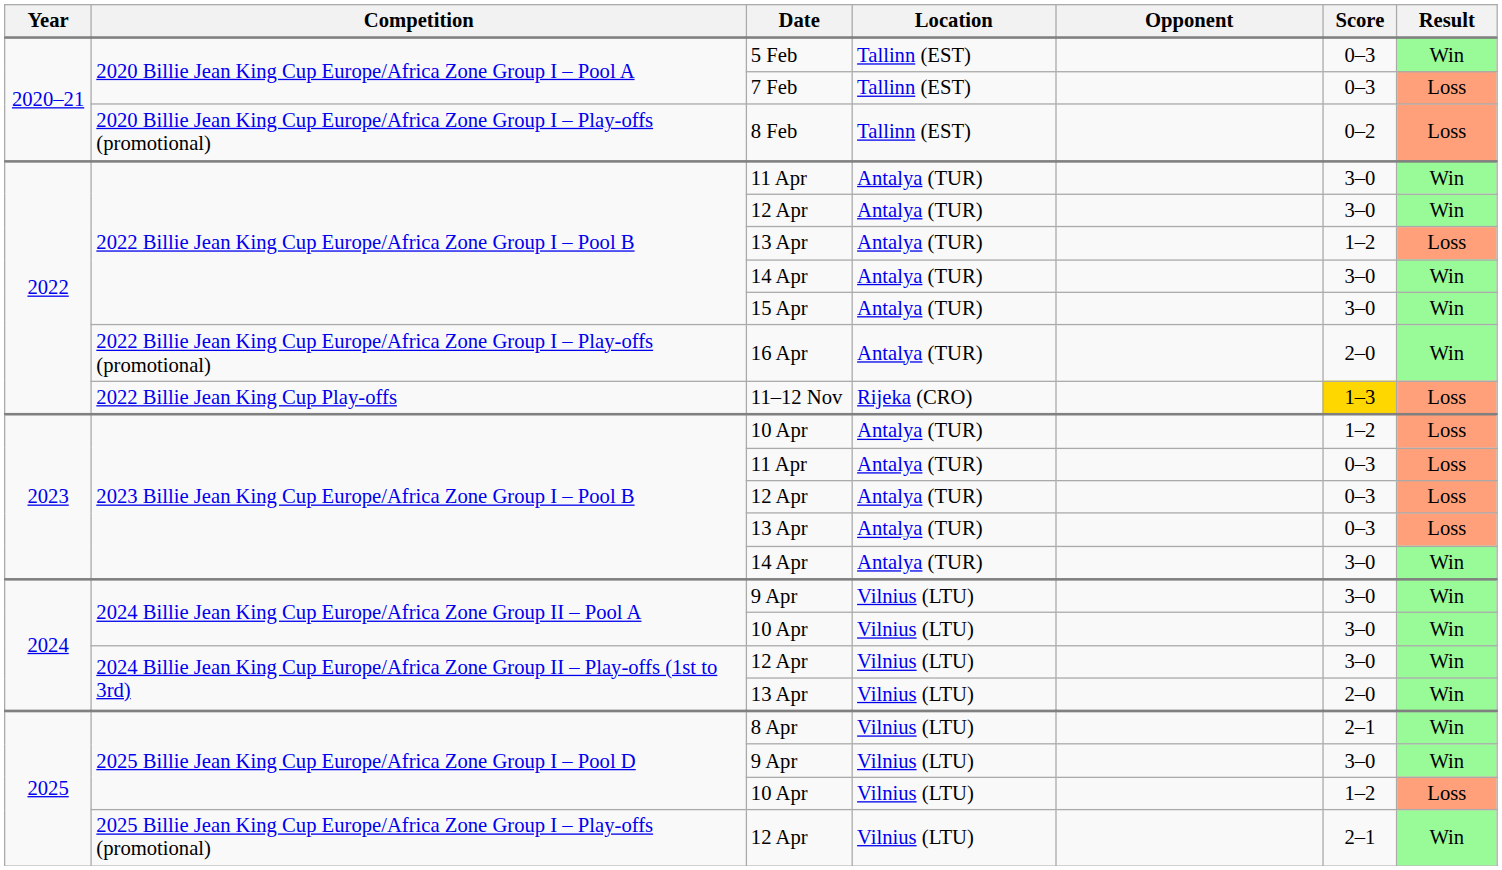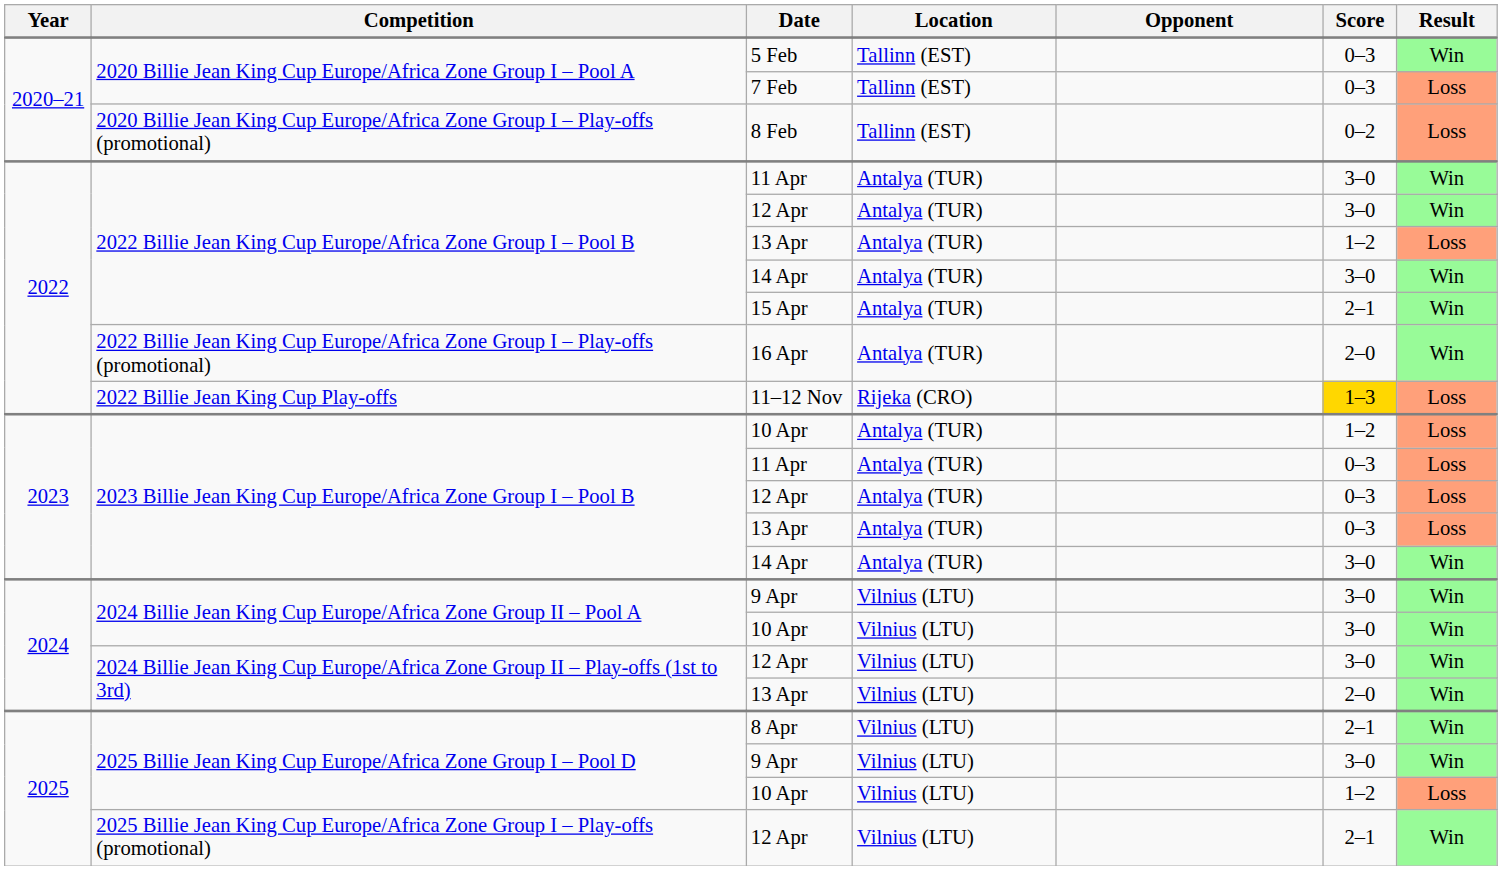(1360, 308) 3–0 -> (1360, 308) 2–1
